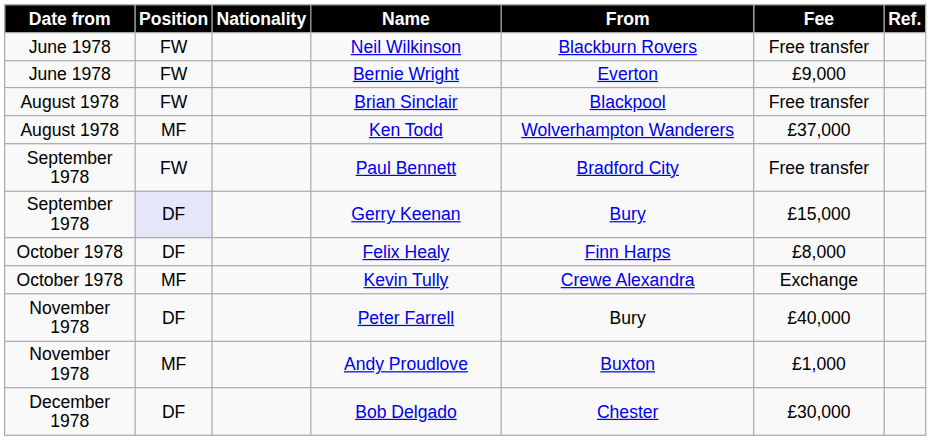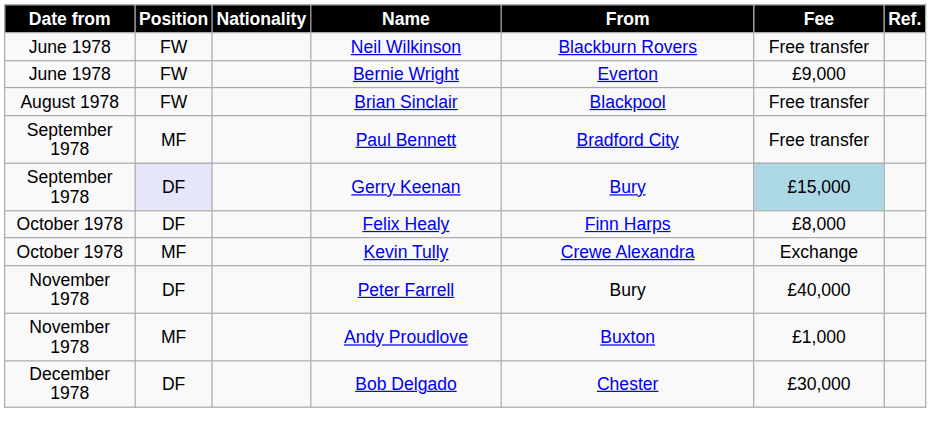- row: (406, 130)
(174, 167) FW -> (174, 140) MF
(819, 215) no background -> (819, 187) lightblue background
